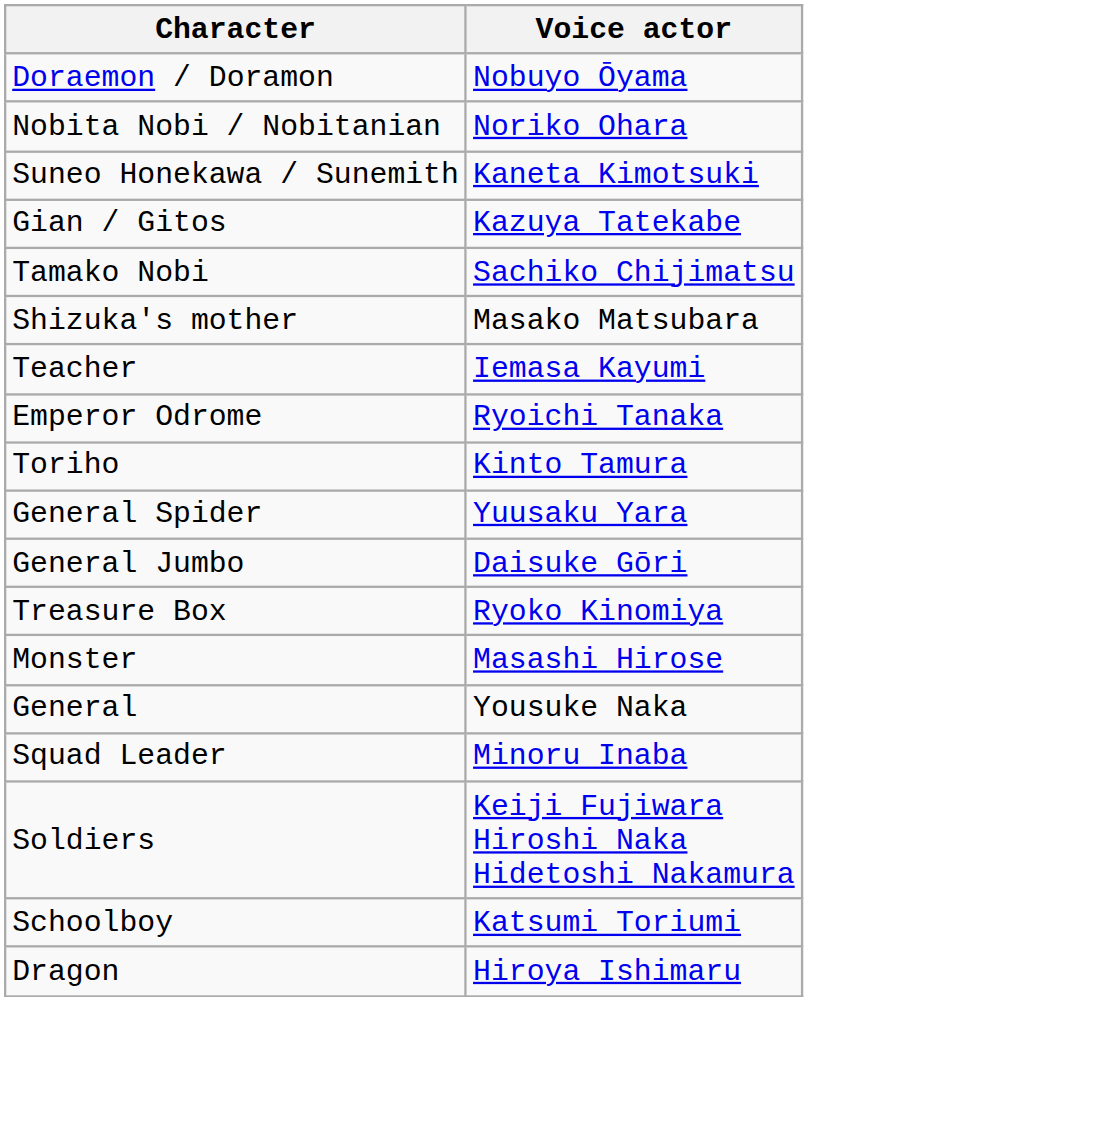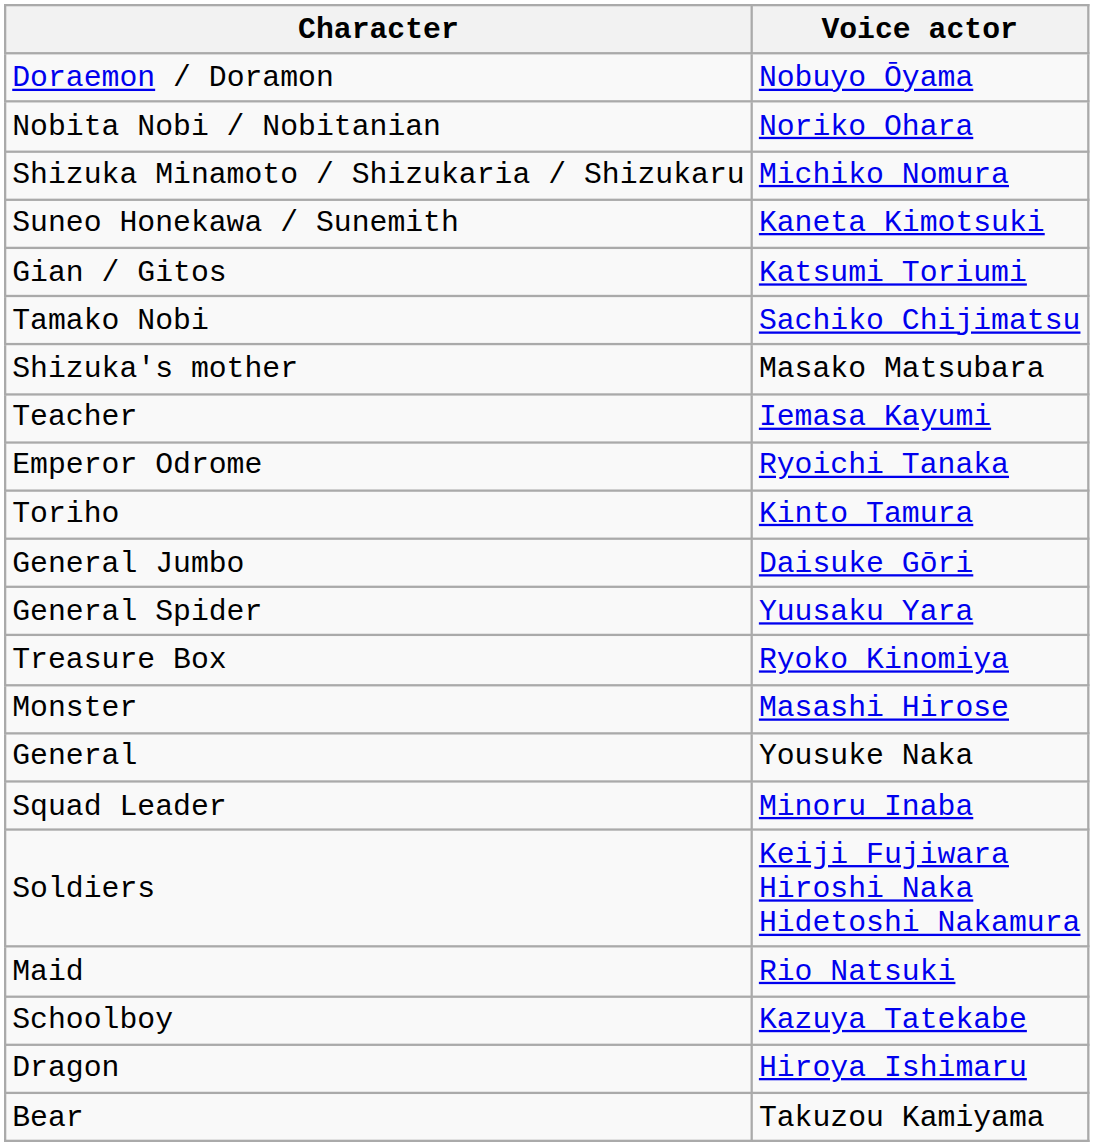+ row: (378, 175)
(607, 223) Kazuya Tatekabe -> (893, 272) Katsumi Toriumi
rows swapped: (137, 515) <-> (128, 563)
+ row: (48, 971)
(607, 923) Katsumi Toriumi -> (893, 1020) Kazuya Tatekabe
+ row: (48, 1117)
